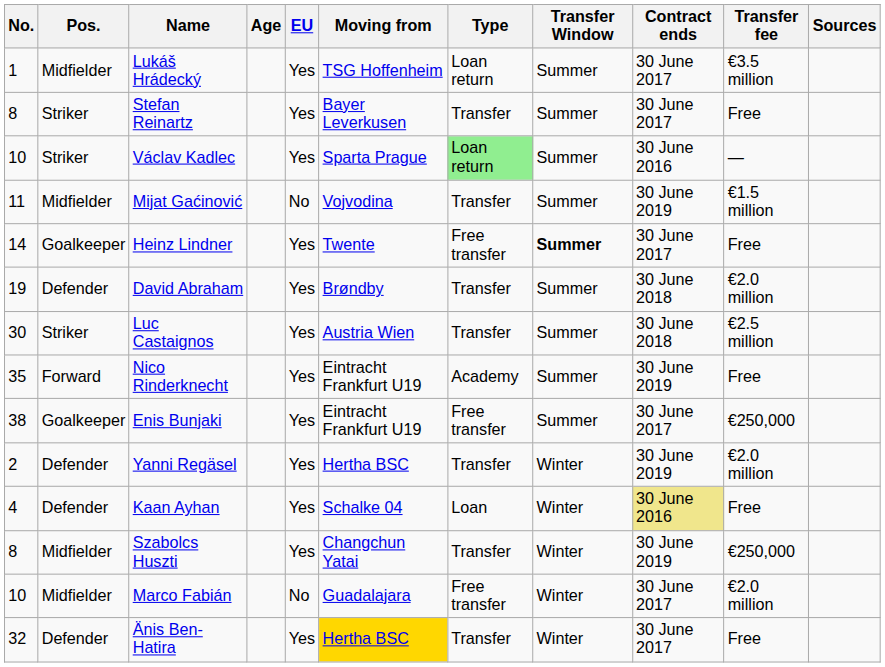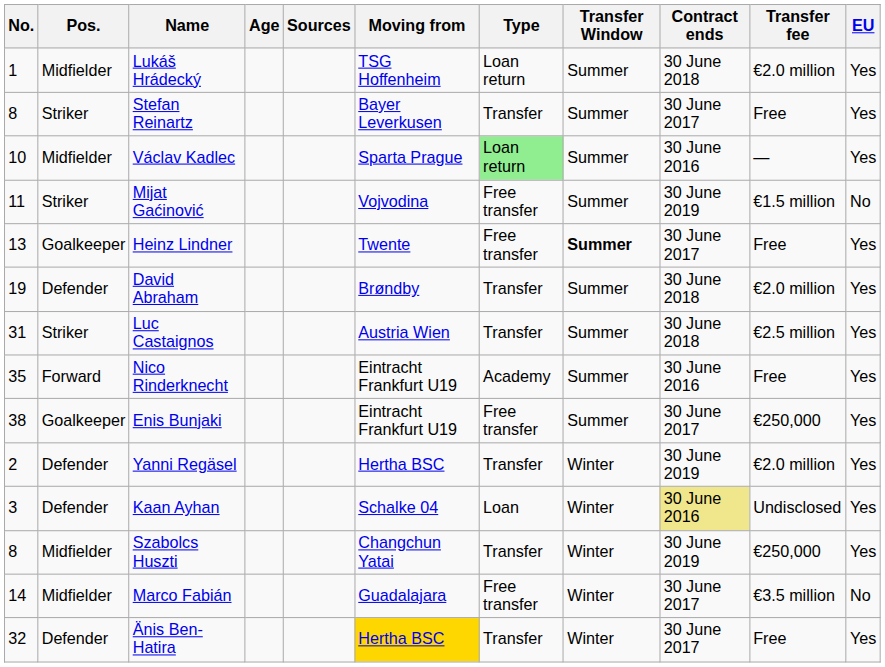columns swapped: (302, 26) <-> (845, 26)
(665, 70) 30 June 2017 -> (692, 70) 30 June 2018
(751, 70) €3.5 million -> (794, 70) €2.0 million
(65, 157) Striker -> (77, 157) Midfielder
(77, 201) Midfielder -> (65, 201) Striker
(481, 201) Transfer -> (510, 201) Free transfer
(17, 245) 14 -> (17, 245) 13
(17, 333) 30 -> (17, 333) 31
(665, 376) 30 June 2019 -> (692, 376) 30 June 2016
(13, 508) 4 -> (13, 508) 3
(744, 508) Free -> (797, 508) Undisclosed
(17, 595) 10 -> (17, 595) 14
(751, 595) €2.0 million -> (794, 595) €3.5 million
